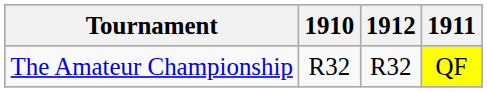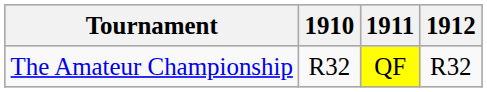columns swapped: (451, 25) <-> (391, 25)
